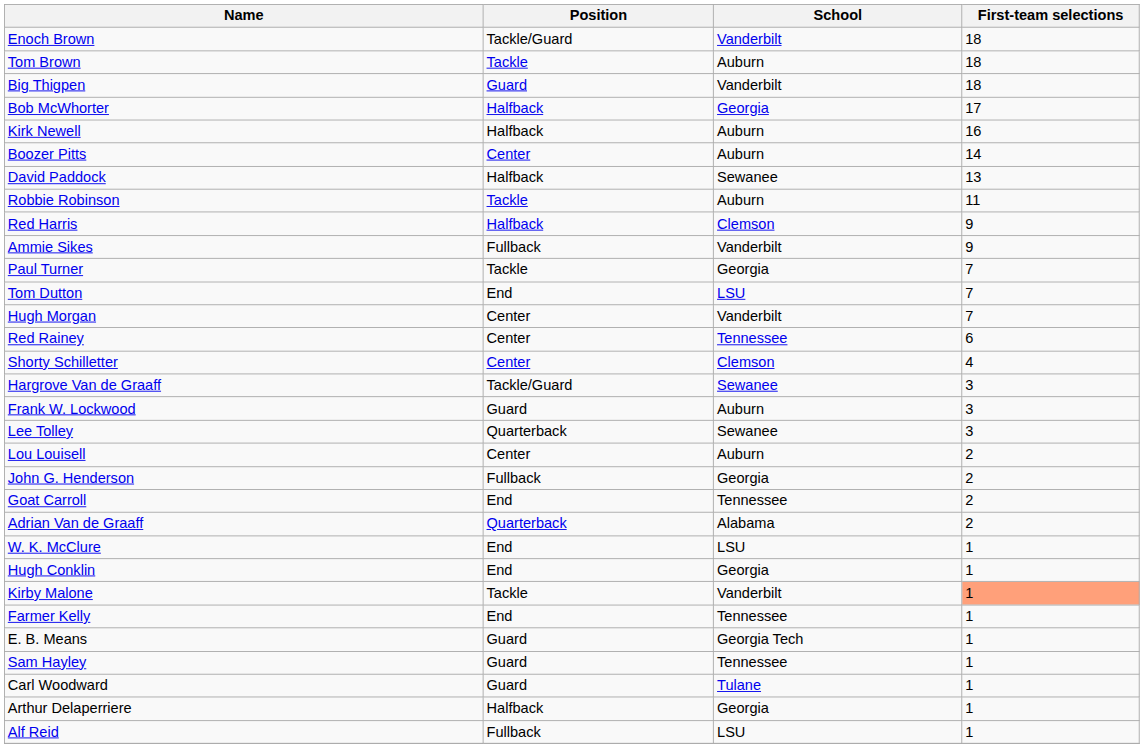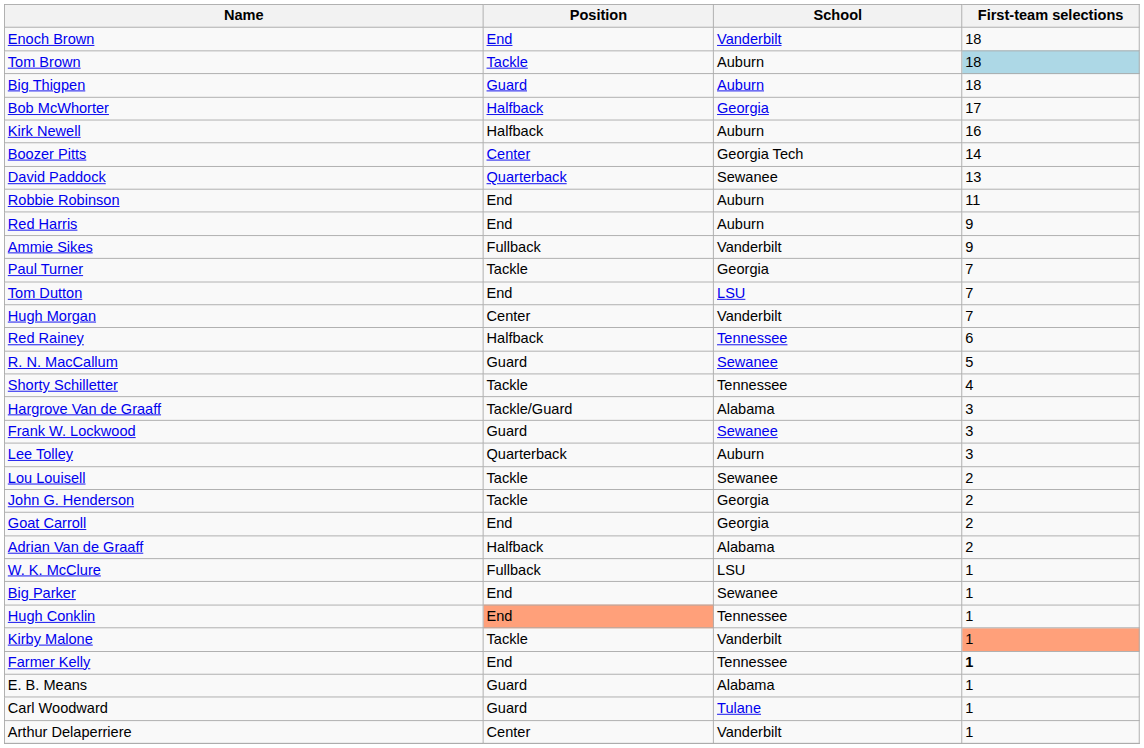(529, 39) Tackle/Guard -> (499, 39) End
(973, 62) no background -> (973, 62) lightblue background
(749, 85) Vanderbilt -> (741, 85) Auburn
(741, 154) Auburn -> (760, 154) Georgia Tech
(515, 177) Halfback -> (527, 177) Quarterback
(507, 200) Tackle -> (499, 200) End
(515, 223) Halfback -> (499, 223) End
(746, 223) Clemson -> (741, 223) Auburn
(508, 339) Center -> (515, 339) Halfback
+ row: (63, 362)
(508, 362) Center -> (507, 385) Tackle
(746, 362) Clemson -> (752, 385) Tennessee
(747, 385) Sewanee -> (746, 408) Alabama
(741, 408) Auburn -> (747, 431) Sewanee
(747, 431) Sewanee -> (741, 454) Auburn
(508, 454) Center -> (507, 477) Tackle
(741, 454) Auburn -> (747, 477) Sewanee
(514, 477) Fullback -> (507, 500) Tackle
(752, 500) Tennessee -> (743, 524) Georgia
(527, 524) Quarterback -> (515, 547) Halfback
(499, 547) End -> (514, 570) Fullback
+ row: (42, 593)
(499, 570) no background -> (499, 616) lightsalmon background
(743, 570) Georgia -> (752, 616) Tennessee
(969, 616) normal -> (969, 662) bold
(760, 639) Georgia Tech -> (746, 685) Alabama
- row: (47, 662)
(515, 708) Halfback -> (508, 731) Center
(743, 708) Georgia -> (749, 731) Vanderbilt
- row: (33, 731)
